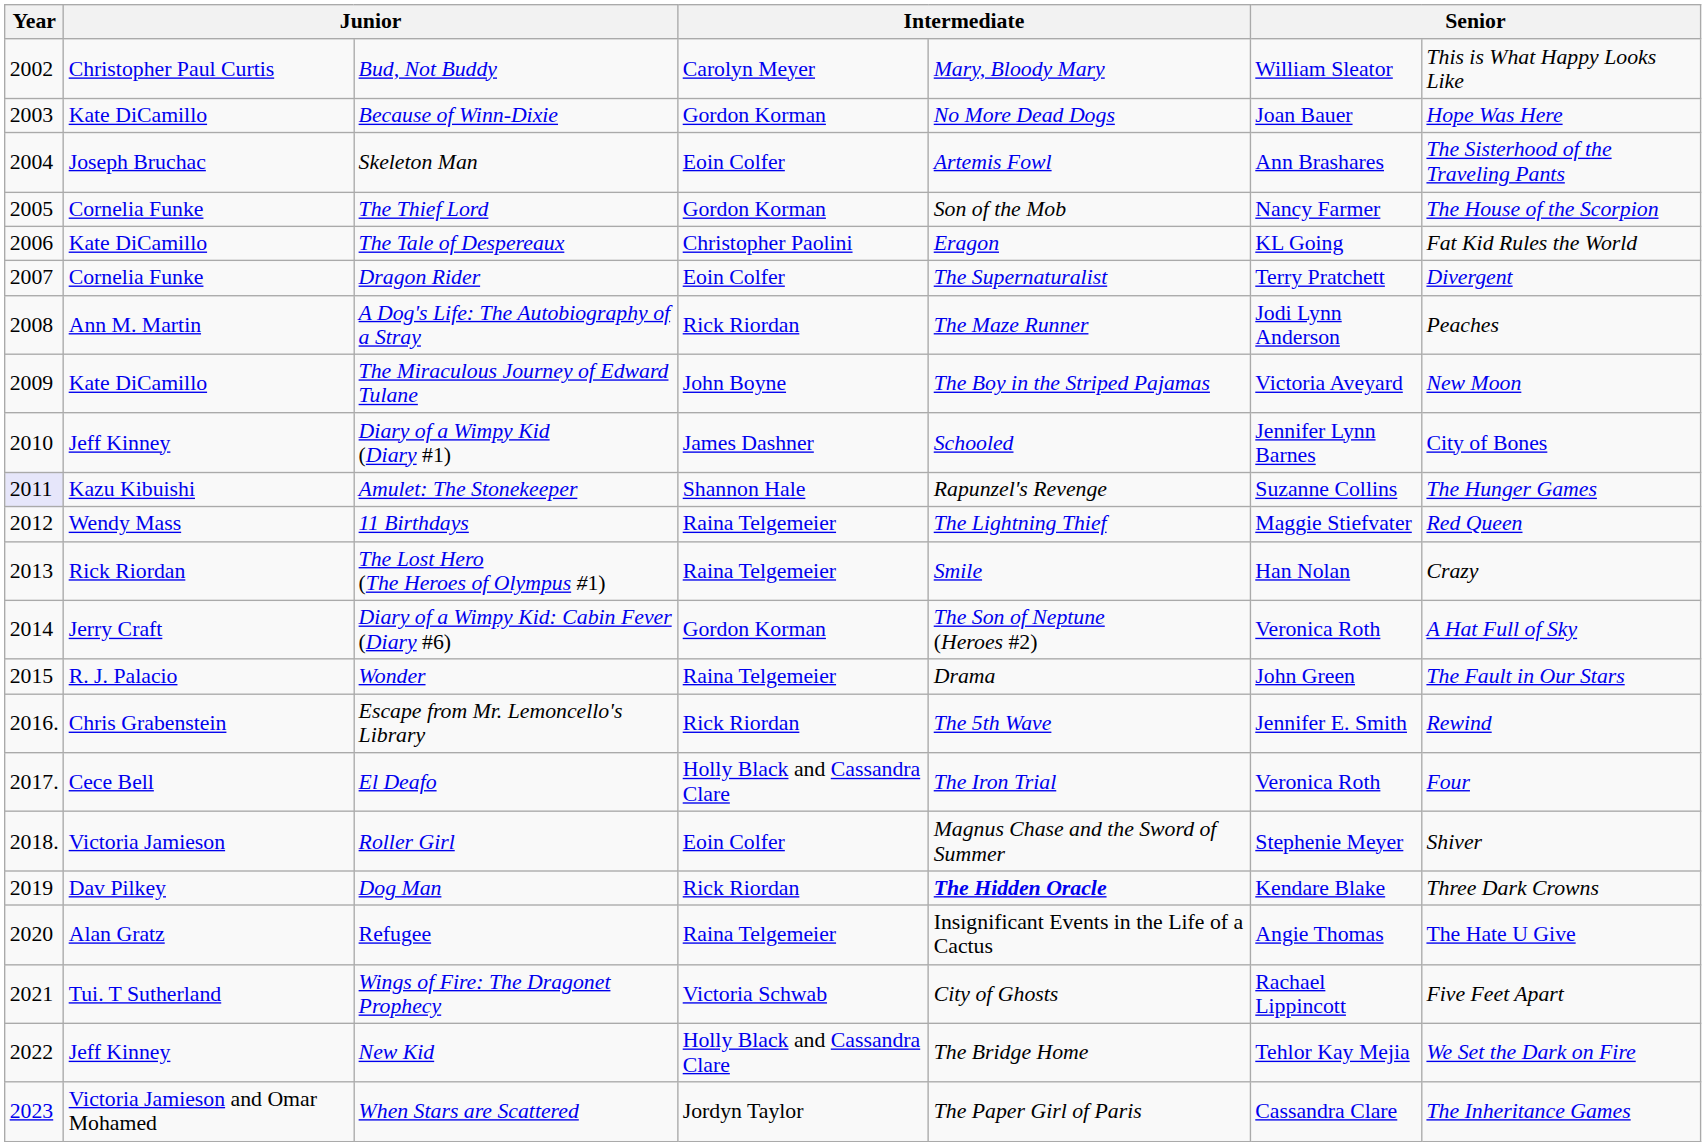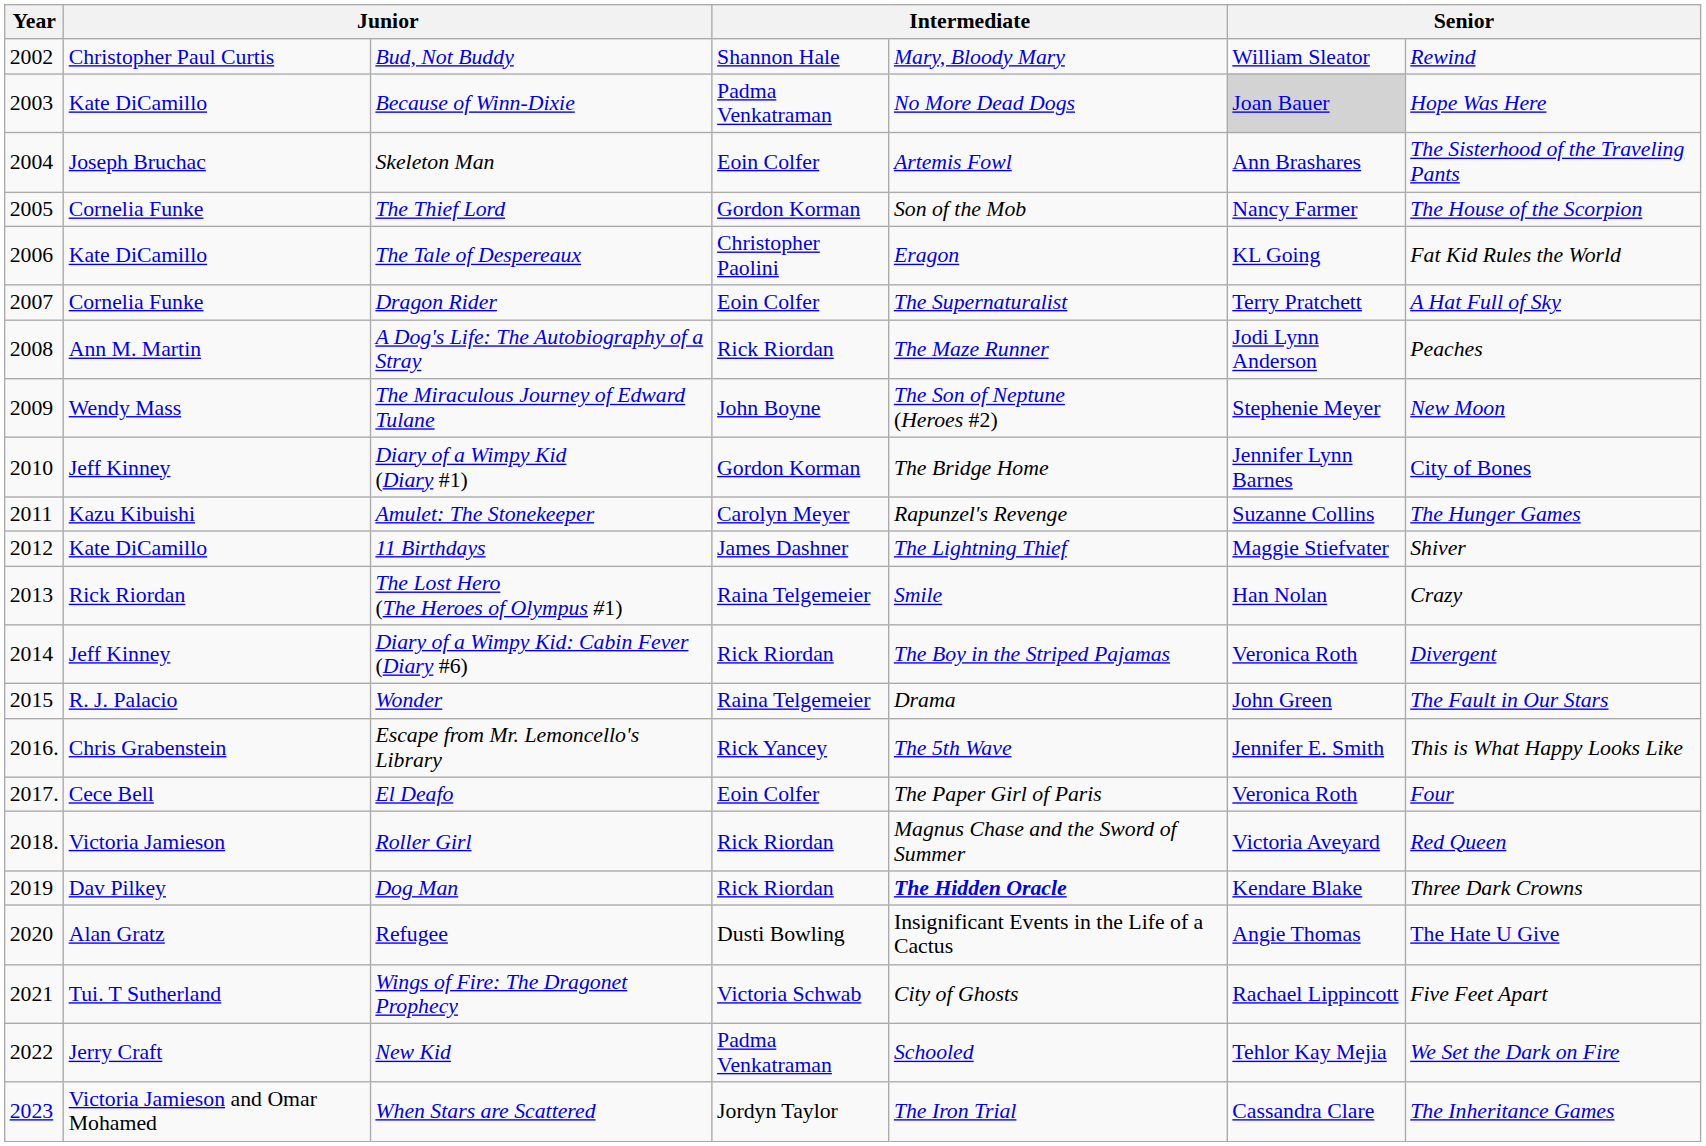(749, 68) Carolyn Meyer -> (778, 56) Shannon Hale
(1541, 68) This is What Happy Looks Like -> (1443, 56) Rewind
(754, 115) Gordon Korman -> (774, 103) Padma Venkatraman
(1304, 115) no background -> (1281, 103) lightgrey background
(1470, 277) Divergent -> (1486, 302) A Hat Full of Sky
(138, 383) Kate DiCamillo -> (125, 407) Wendy Mass
(1072, 383) The Boy in the Striped Pajamas -> (979, 407) The Son of Neptune (Heroes #2)
(1329, 383) Victoria Aveyard -> (1306, 407) Stephenie Meyer
(748, 442) James Dashner -> (789, 466) Gordon Korman
(974, 442) Schooled -> (971, 466) The Bridge Home
(31, 489) lavender background -> (31, 513) no background
(744, 489) Shannon Hale -> (783, 513) Carolyn Meyer
(125, 523) Wendy Mass -> (138, 548) Kate DiCamillo
(759, 523) Raina Telgemeier -> (783, 548) James Dashner
(1474, 523) Red Queen -> (1438, 548) Shiver
(116, 629) Jerry Craft -> (120, 653) Jeff Kinney
(754, 629) Gordon Korman -> (775, 653) Rick Riordan
(1019, 629) The Son of Neptune (Heroes #2) -> (1032, 653) The Boy in the Striped Pajamas
(1502, 629) A Hat Full of Sky -> (1453, 653) Divergent
(741, 723) Rick Riordan -> (772, 747) Rick Yancey
(1459, 723) Rewind -> (1547, 747) This is What Happy Looks Like
(801, 781) Holly Black and Cassandra Clare -> (768, 794) Eoin Colfer
(995, 781) The Iron Trial -> (998, 794) The Paper Girl of Paris
(734, 840) Eoin Colfer -> (775, 840) Rick Riordan
(1329, 840) Stephenie Meyer -> (1306, 840) Victoria Aveyard
(1454, 840) Shiver -> (1458, 840) Red Queen
(759, 934) Raina Telgemeier -> (781, 934) Dusti Bowling
(120, 1052) Jeff Kinney -> (116, 1052) Jerry Craft
(801, 1052) Holly Black and Cassandra Clare -> (774, 1052) Padma Venkatraman
(1011, 1052) The Bridge Home -> (934, 1052) Schooled
(1038, 1111) The Paper Girl of Paris -> (955, 1111) The Iron Trial
